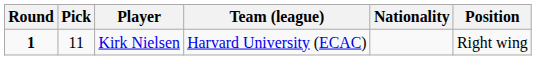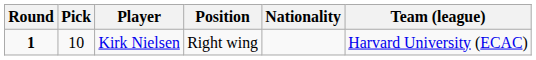columns swapped: (492, 17) <-> (277, 17)
(76, 42) 11 -> (76, 42) 10
